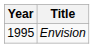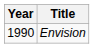(21, 33) 1995 -> (21, 33) 1990
